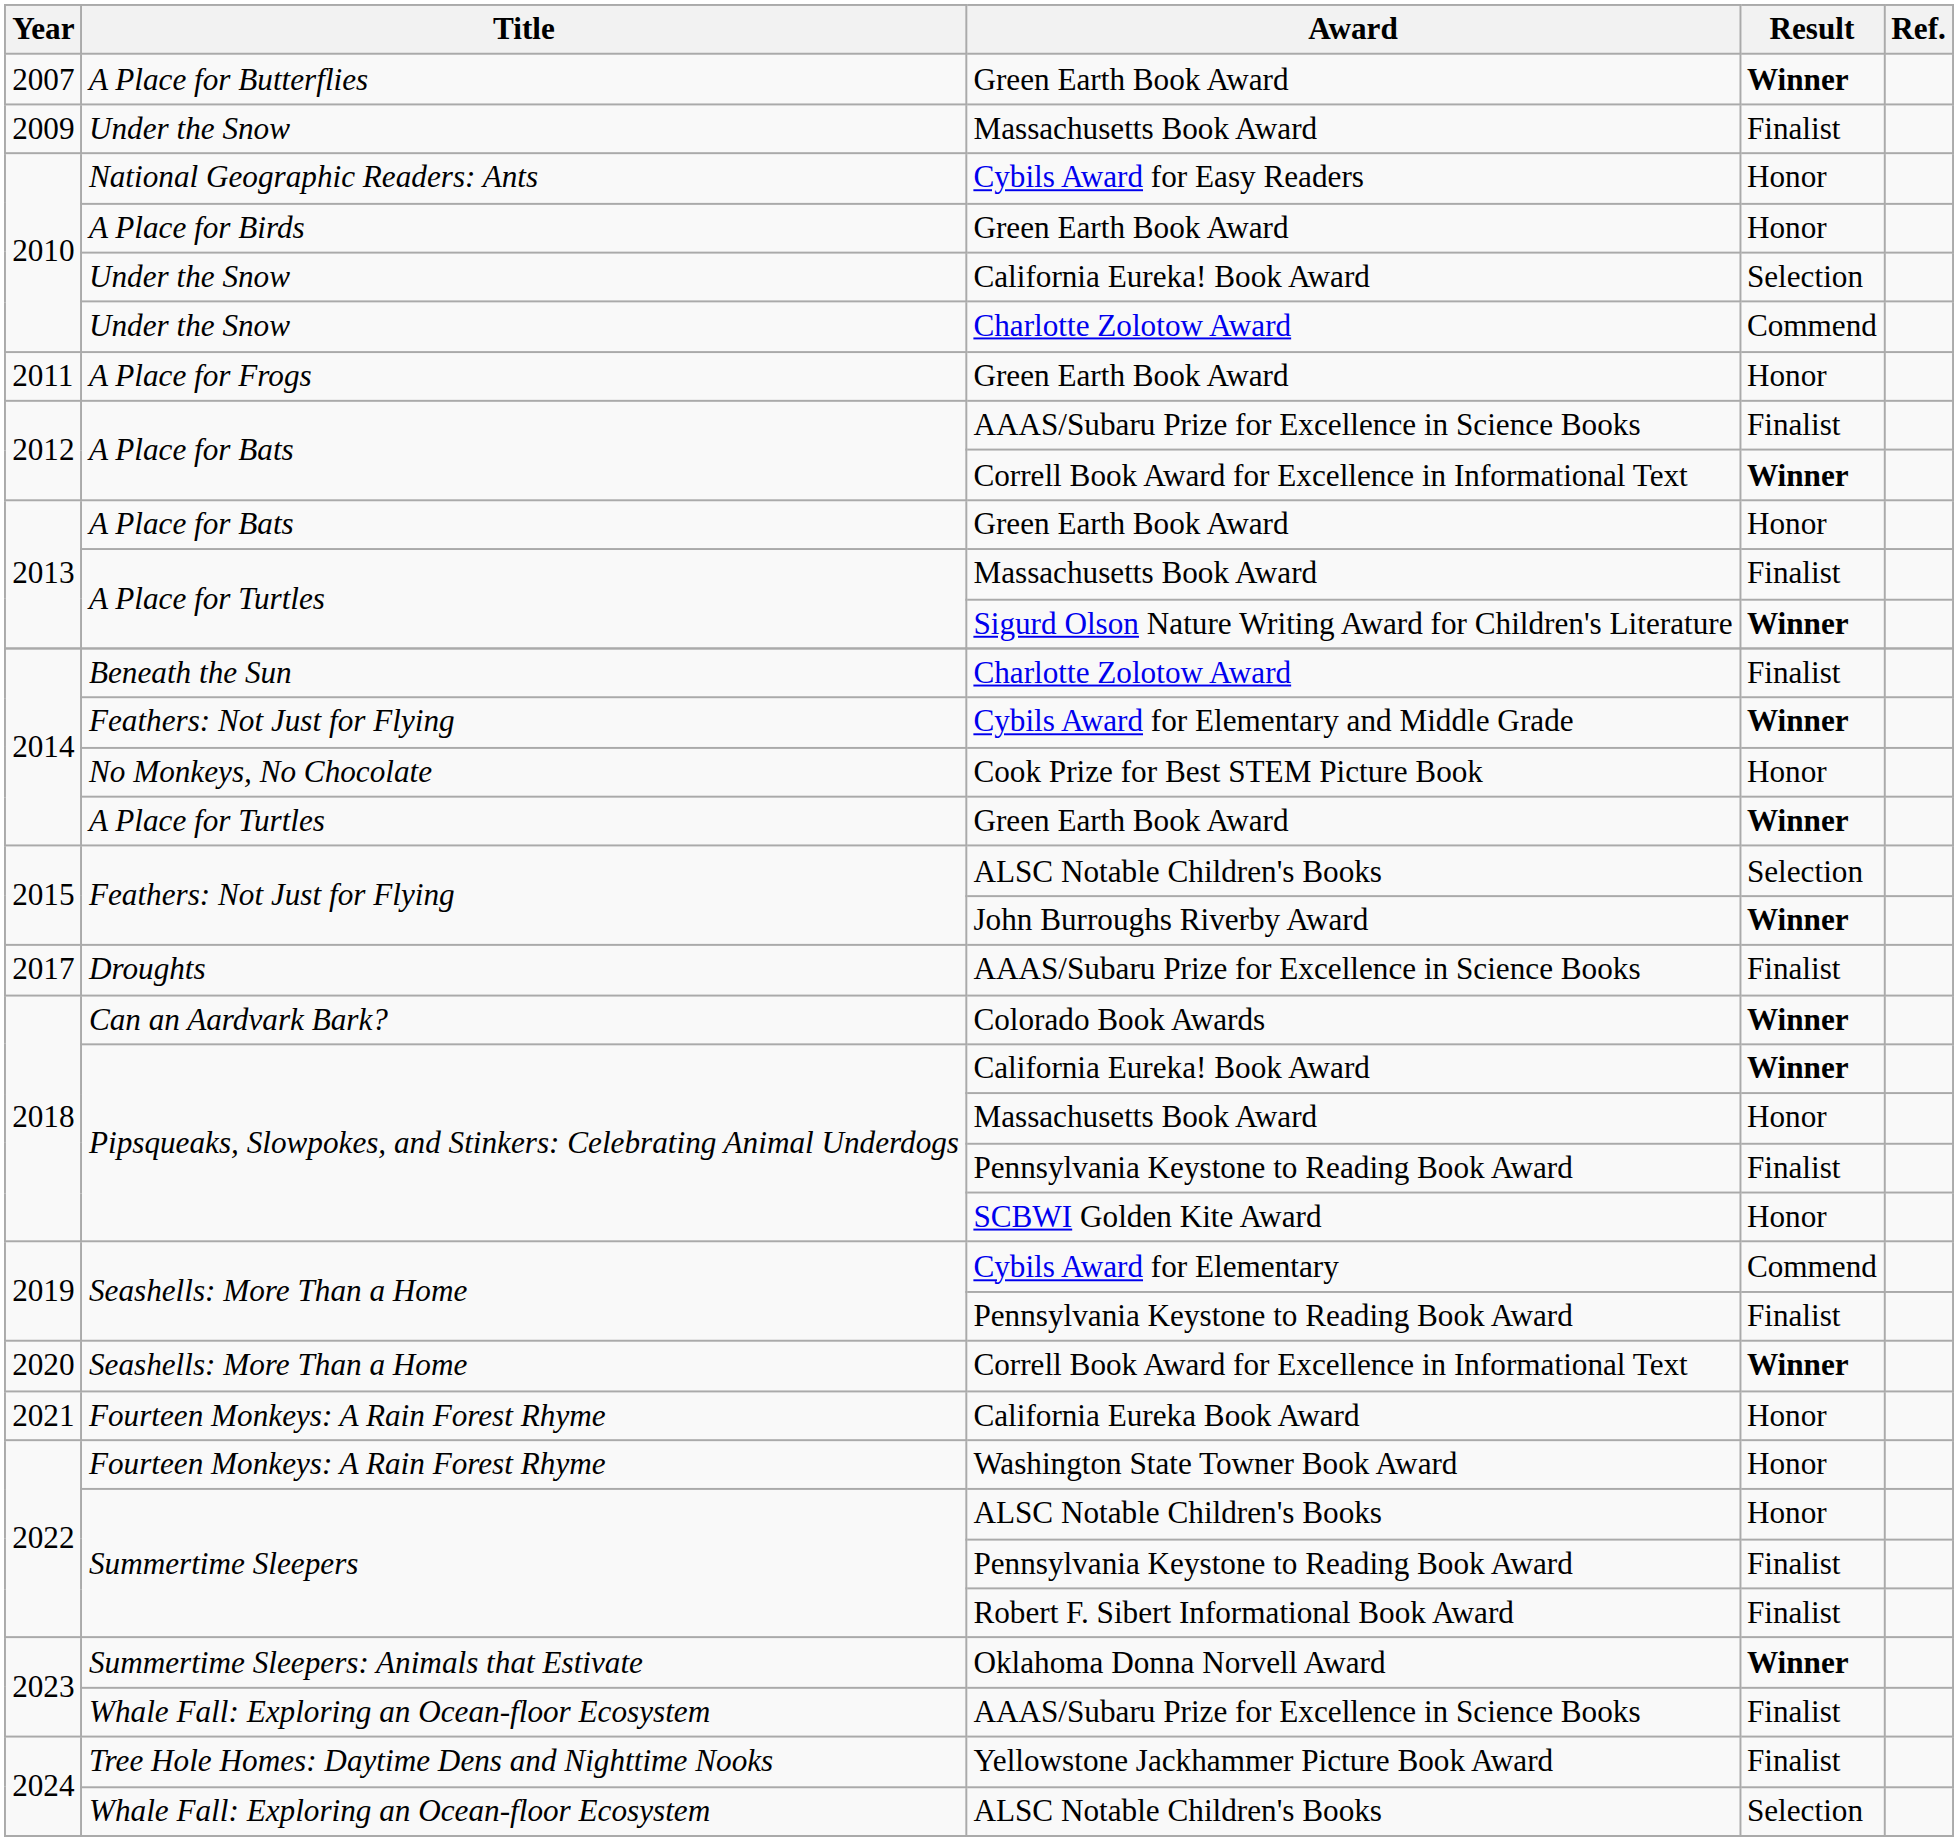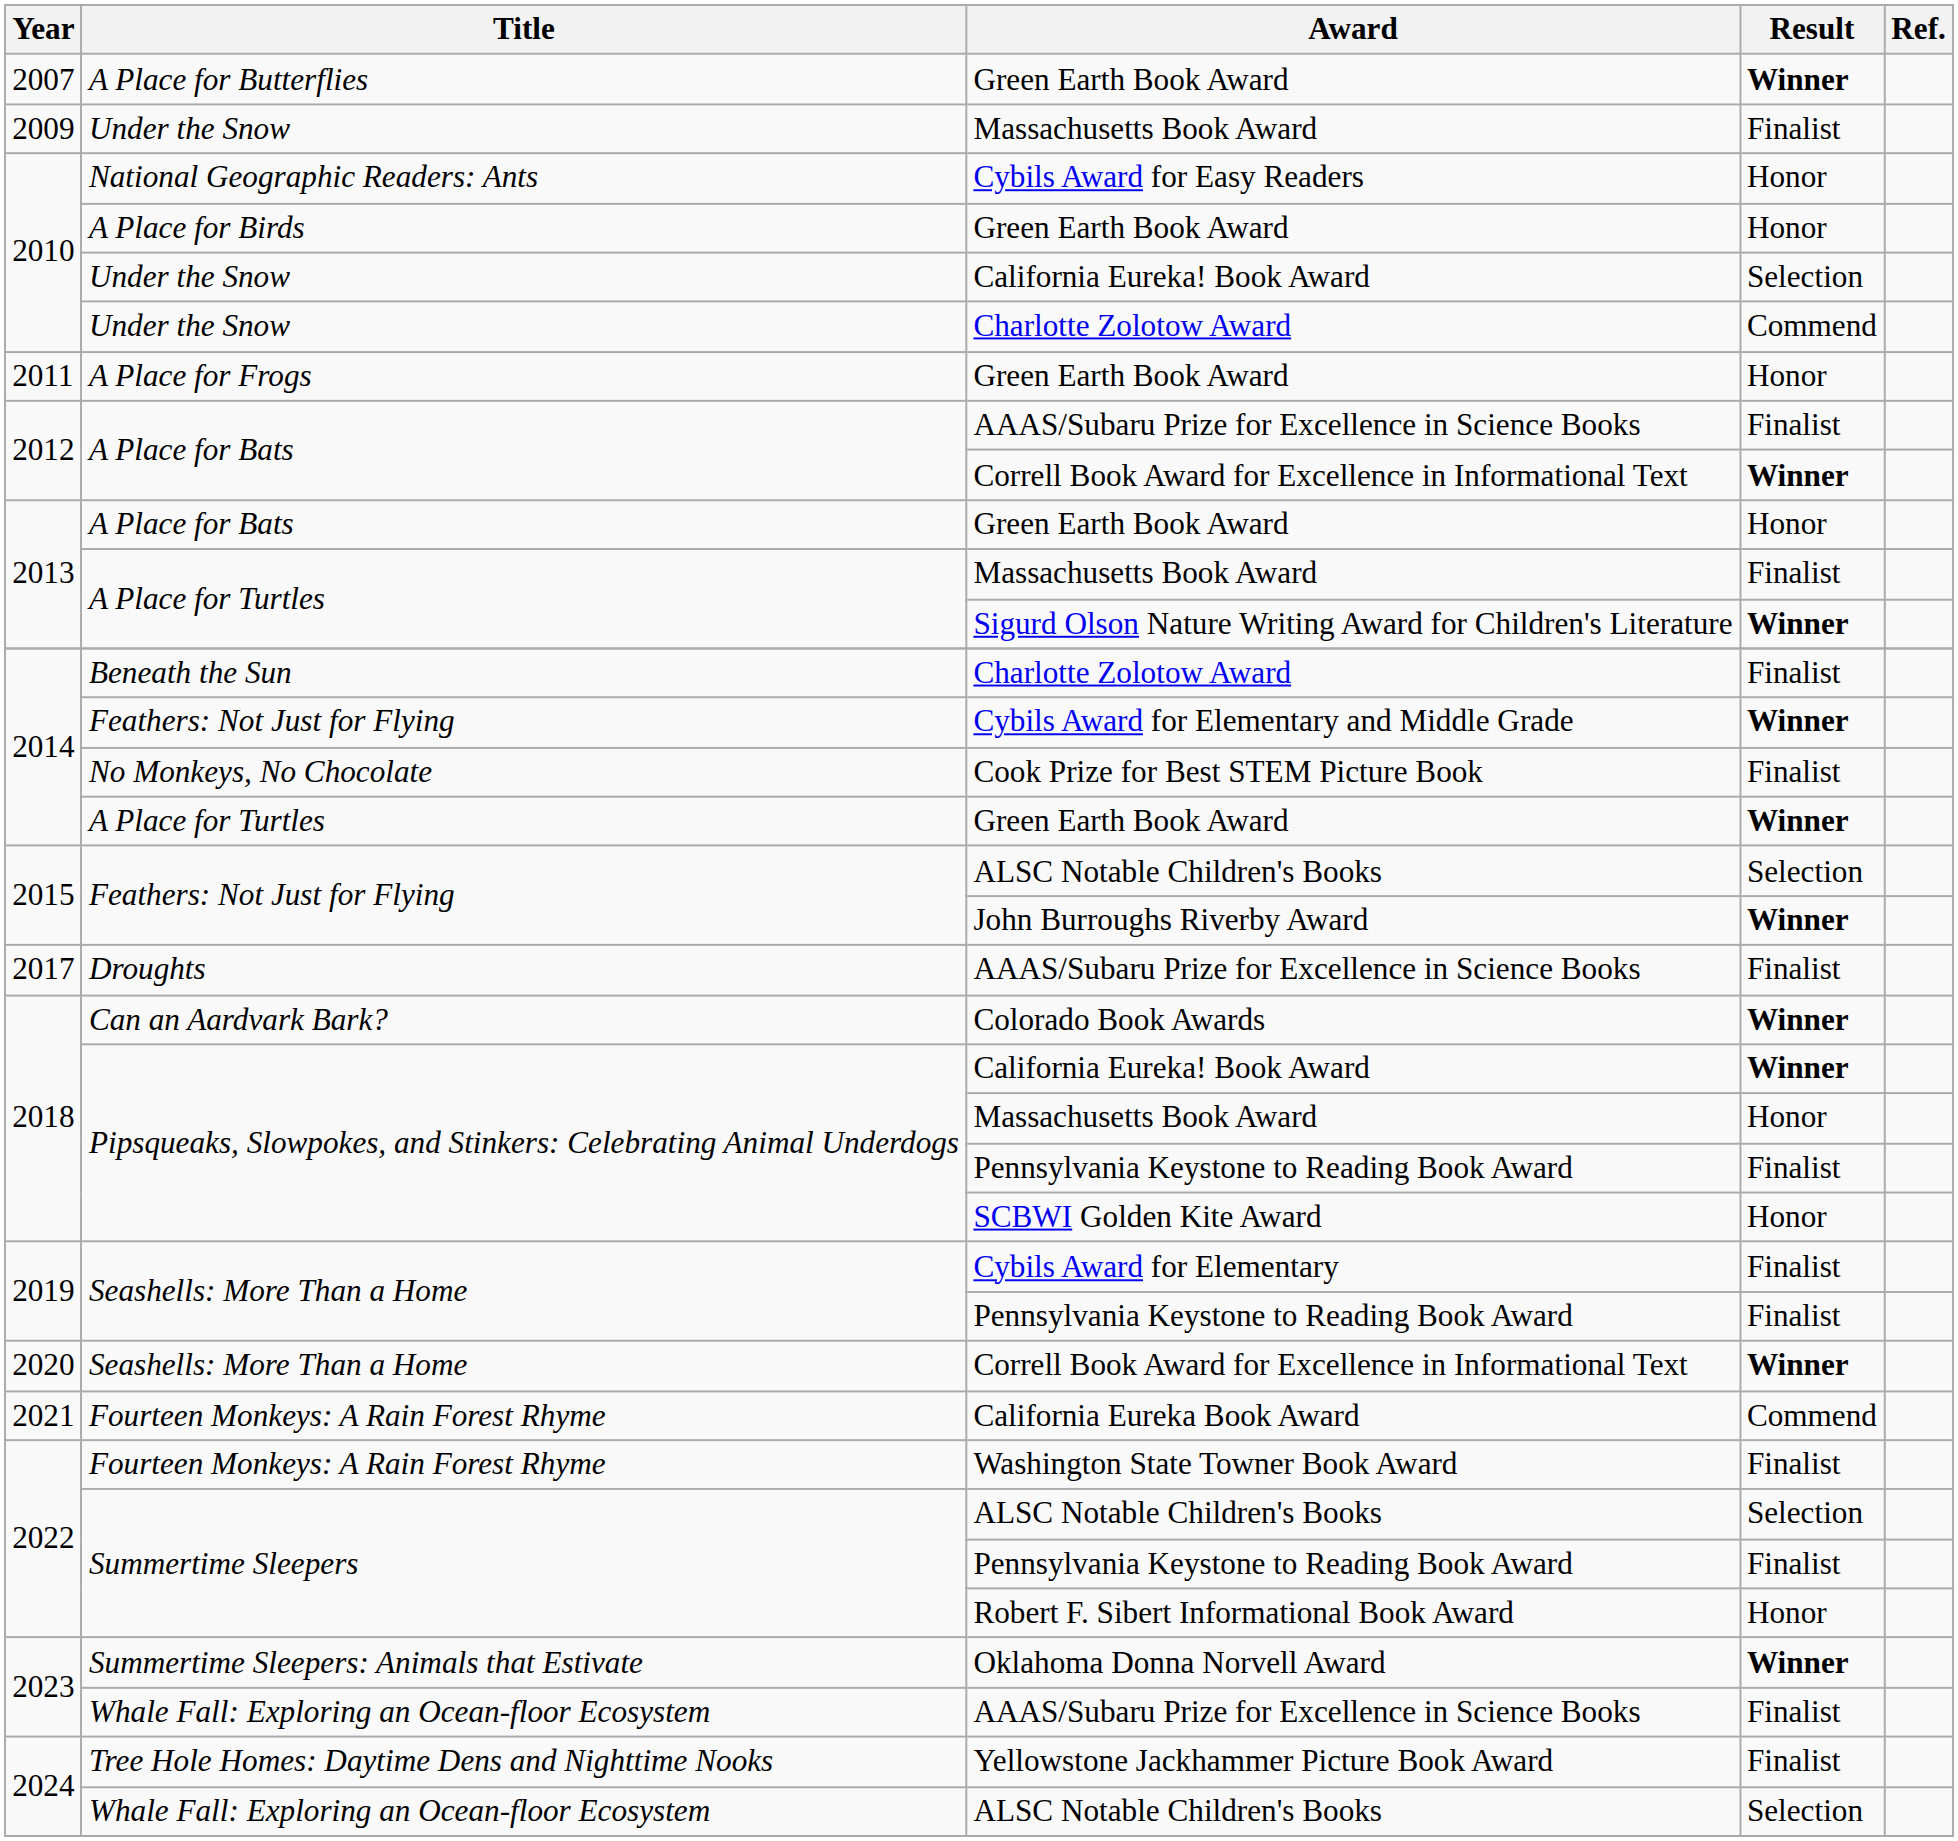(1787, 771) Honor -> (1794, 771) Finalist
(1812, 1266) Commend -> (1794, 1266) Finalist
(1787, 1414) Honor -> (1812, 1414) Commend
(1787, 1464) Honor -> (1794, 1464) Finalist
(1787, 1513) Honor -> (1805, 1513) Selection
(1794, 1612) Finalist -> (1787, 1612) Honor
